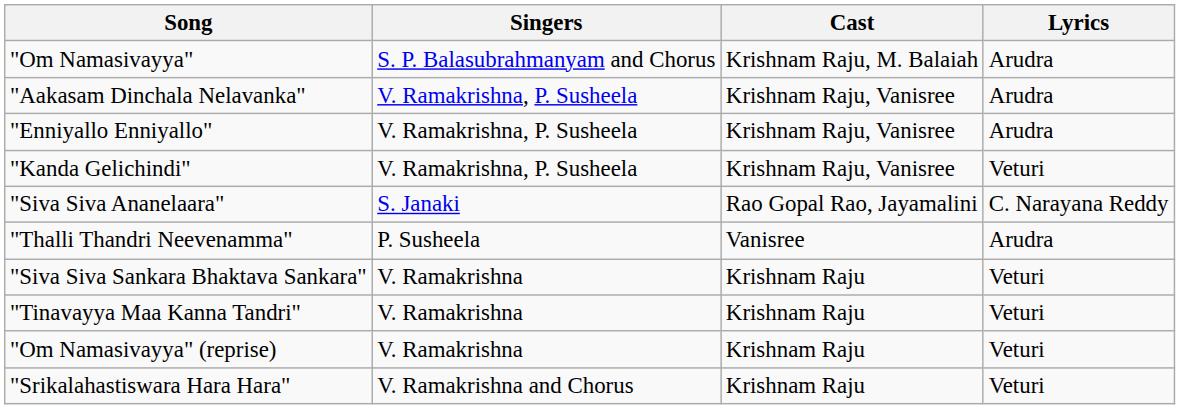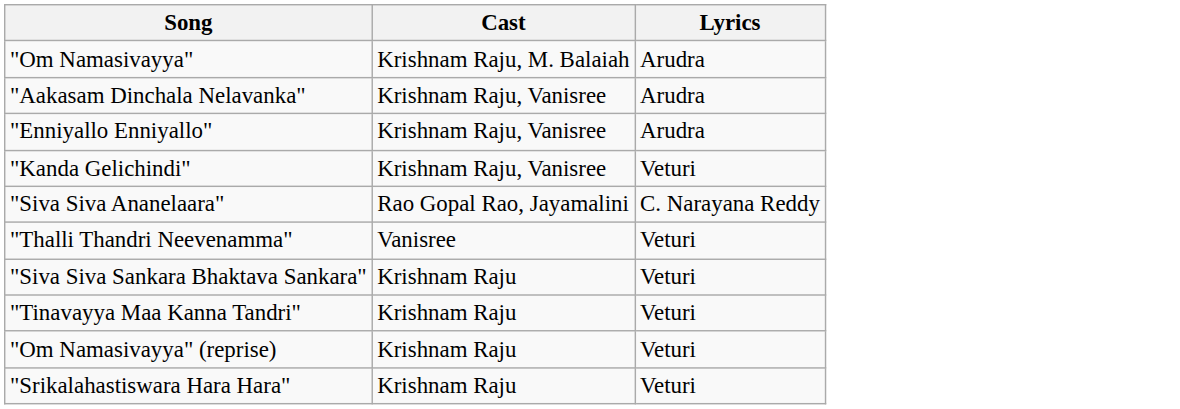- column: (546, 22)
(1021, 240) Arudra -> (668, 240) Veturi
